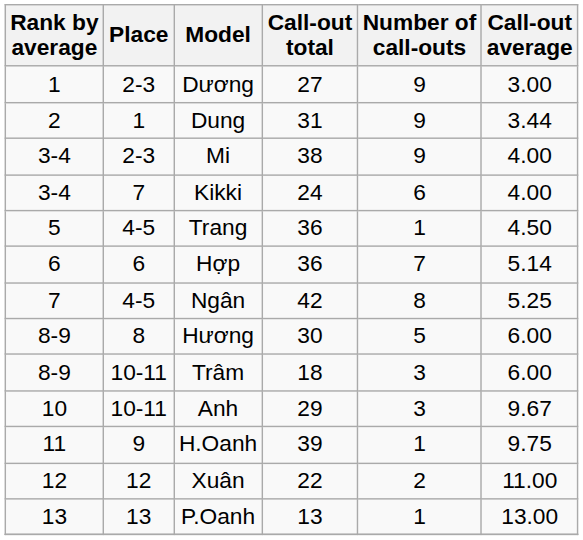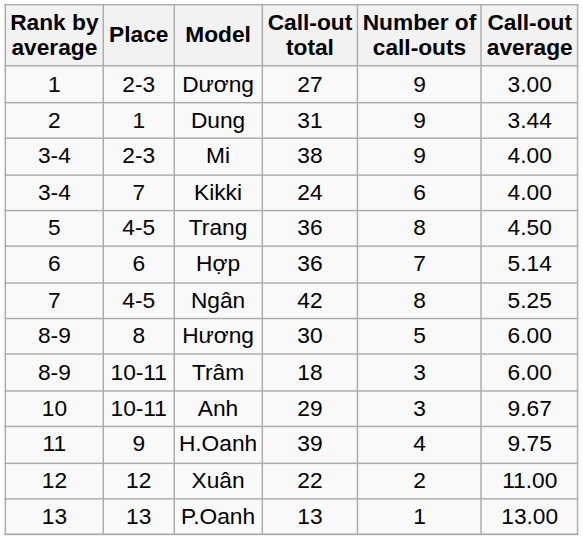(420, 228) 1 -> (420, 228) 8
(420, 444) 1 -> (420, 444) 4
